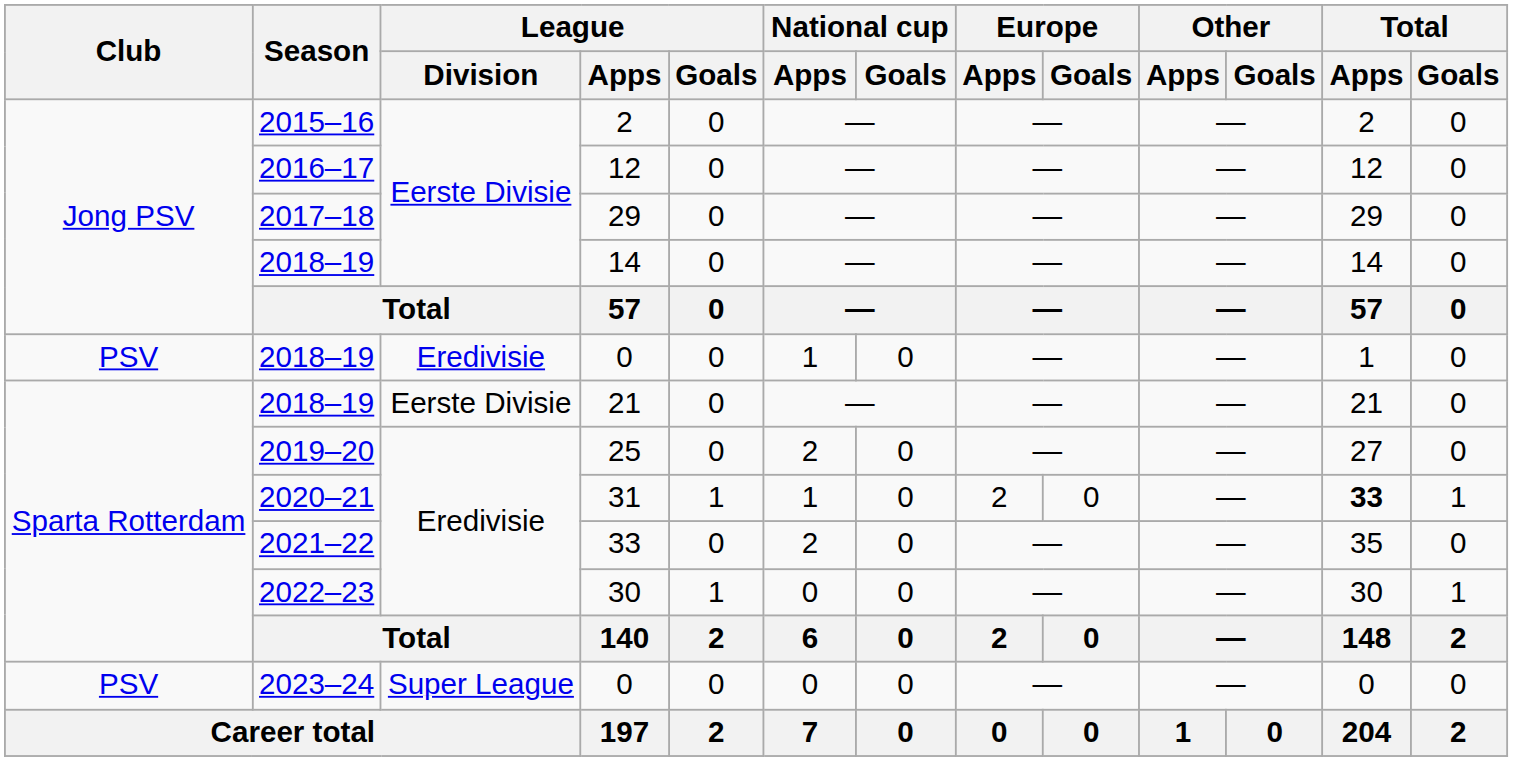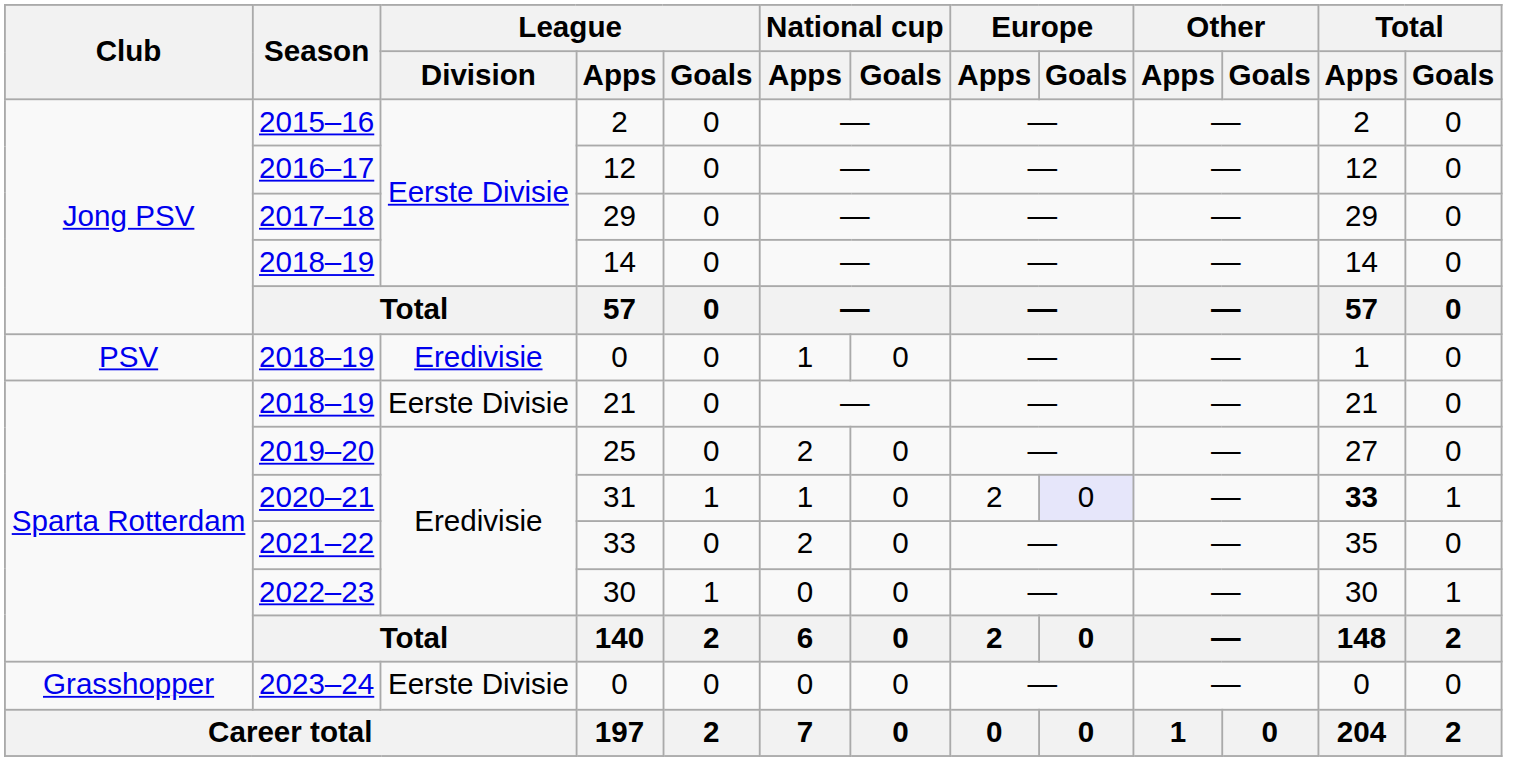(1091, 497) no background -> (1086, 497) lavender background
(129, 685) PSV -> (129, 685) Grasshopper
(481, 685) Super League -> (478, 685) Eerste Divisie
